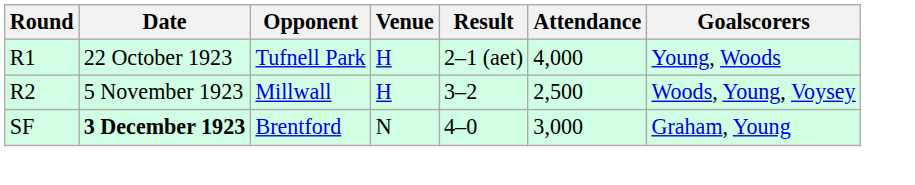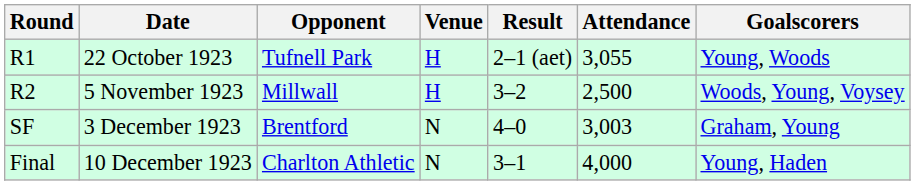(558, 57) 4,000 -> (607, 57) 3,055
(165, 127) bold -> (162, 127) normal
(558, 127) 3,000 -> (607, 127) 3,003
+ row: (32, 162)
